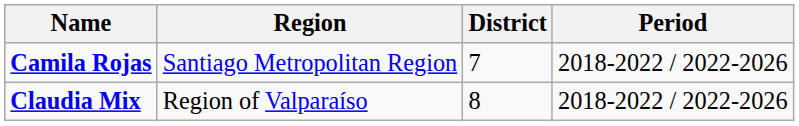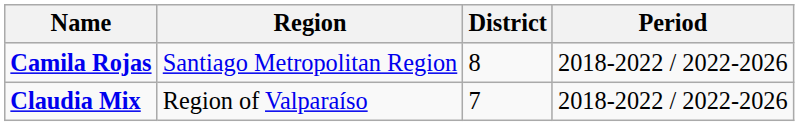(475, 62) 7 -> (475, 62) 8
(475, 100) 8 -> (475, 100) 7
